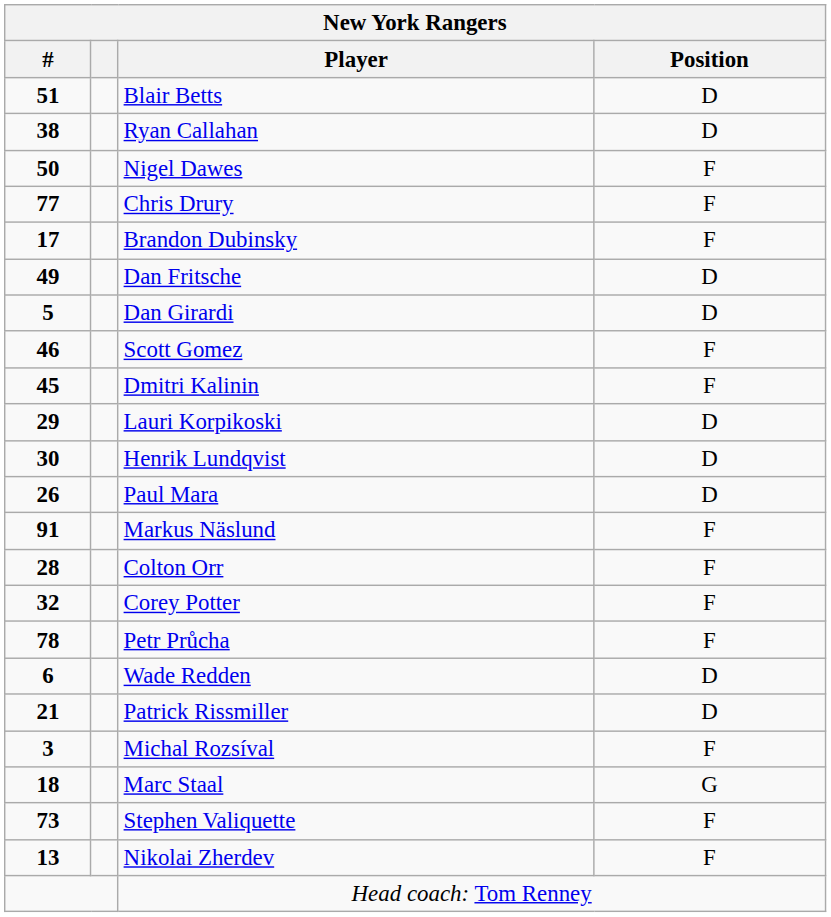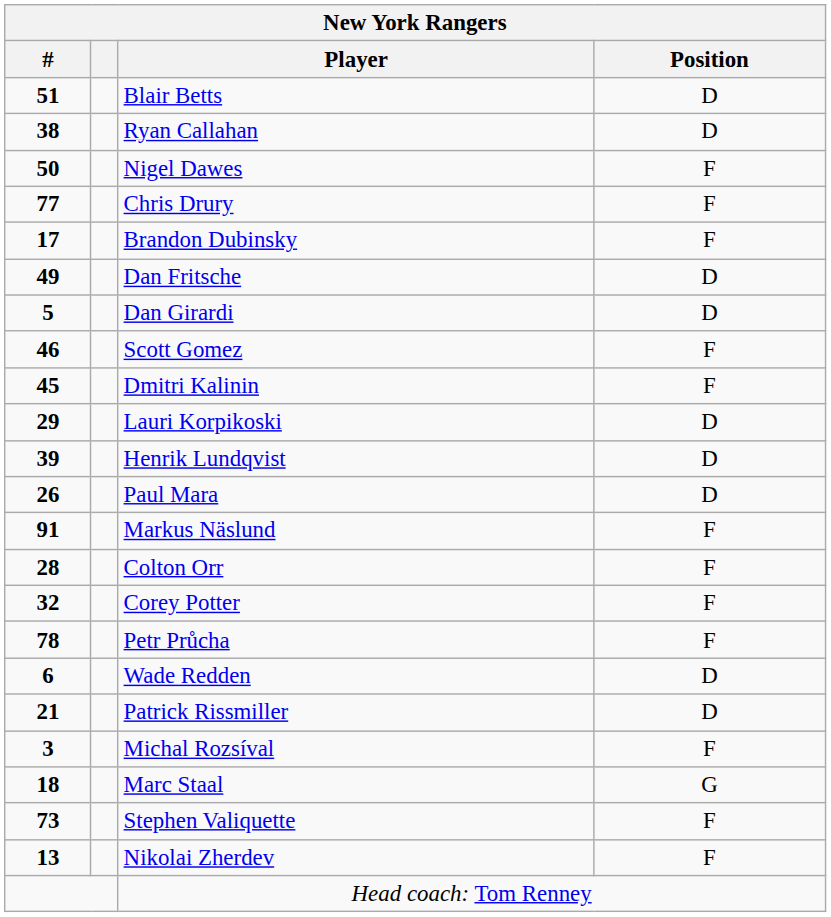(48, 458) 30 -> (48, 458) 39
